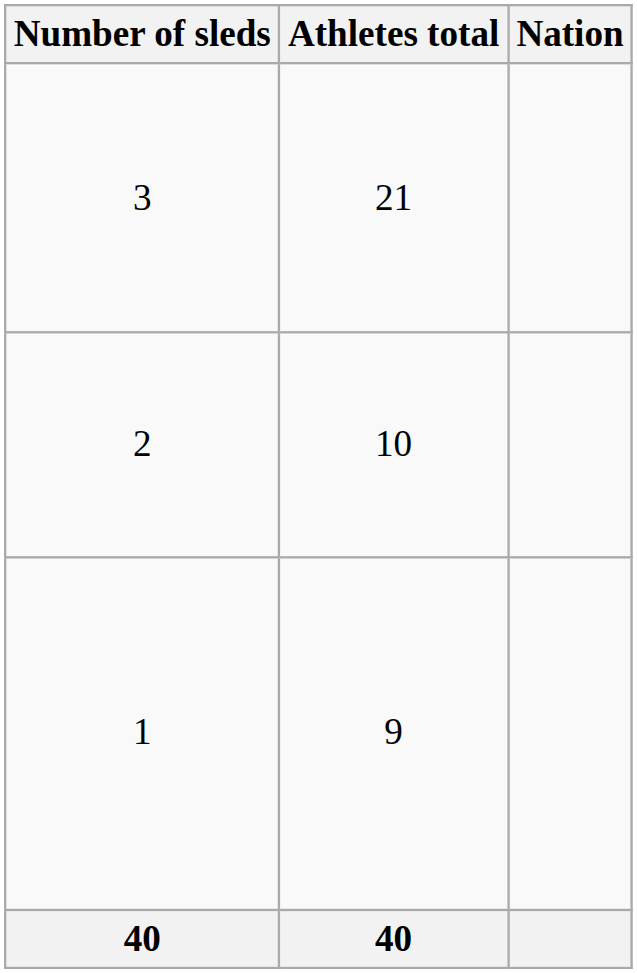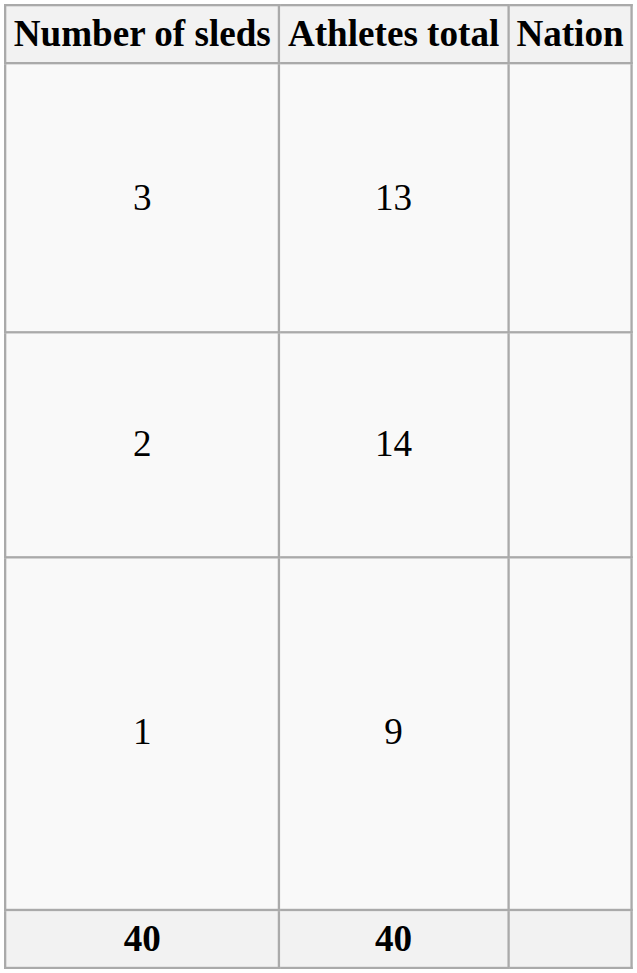(394, 197) 21 -> (394, 197) 13
(394, 443) 10 -> (394, 443) 14
